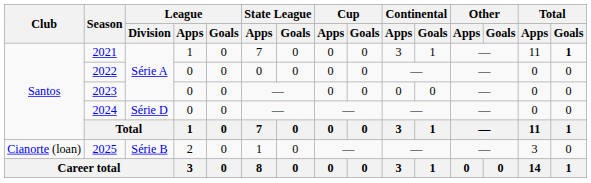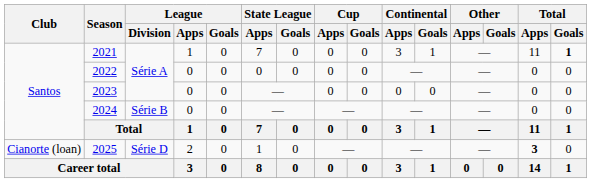(149, 110) Série D -> (149, 110) Série B
(149, 149) Série B -> (149, 149) Série D
(535, 149) normal -> (535, 149) bold
